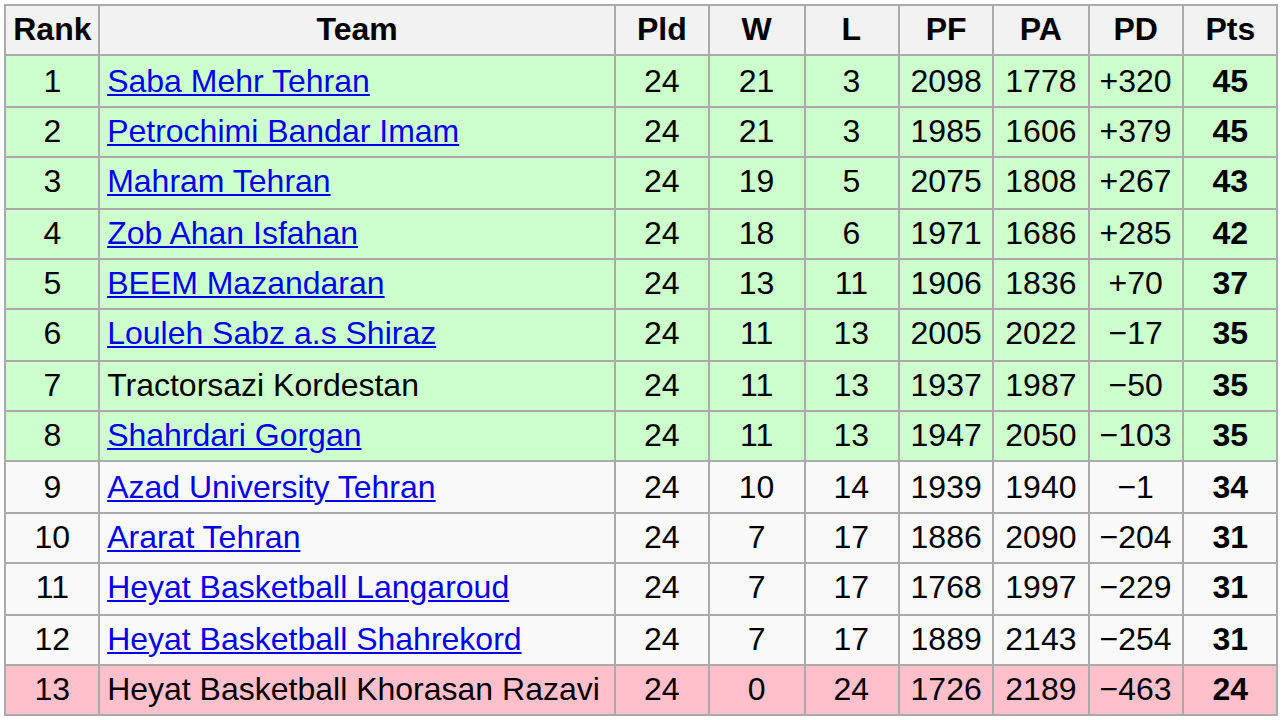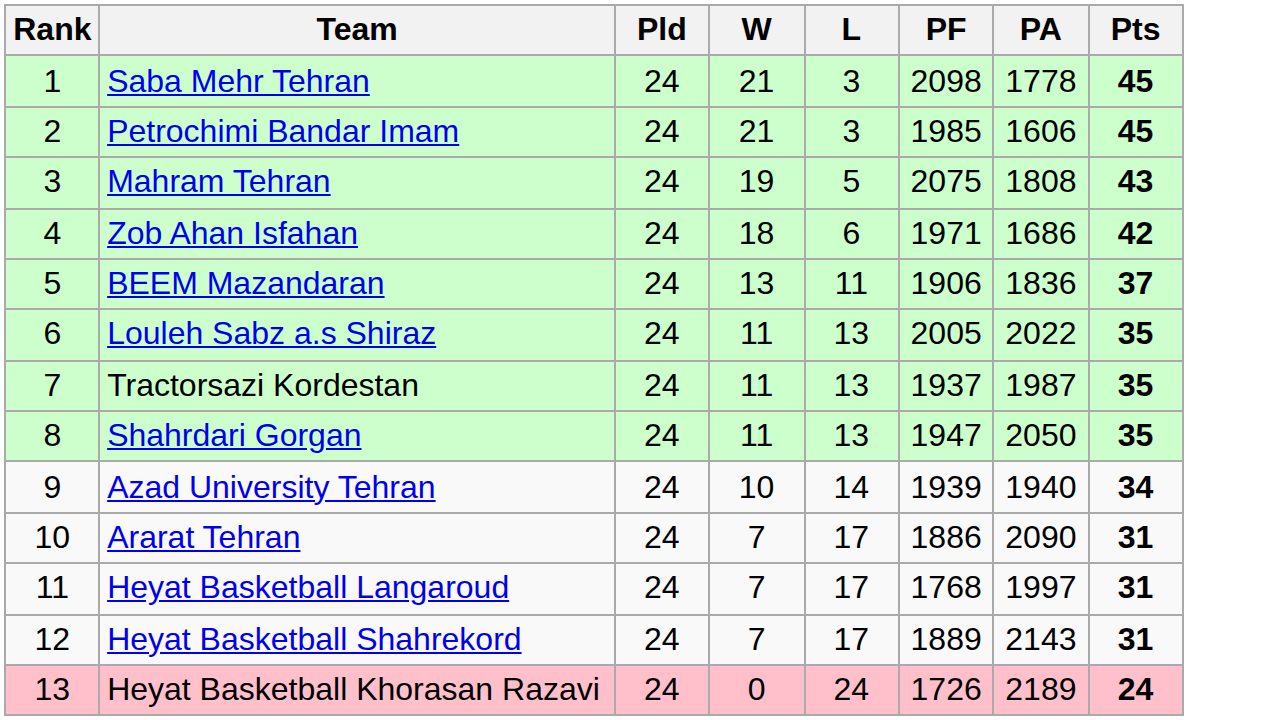- column: (1136, 29)
